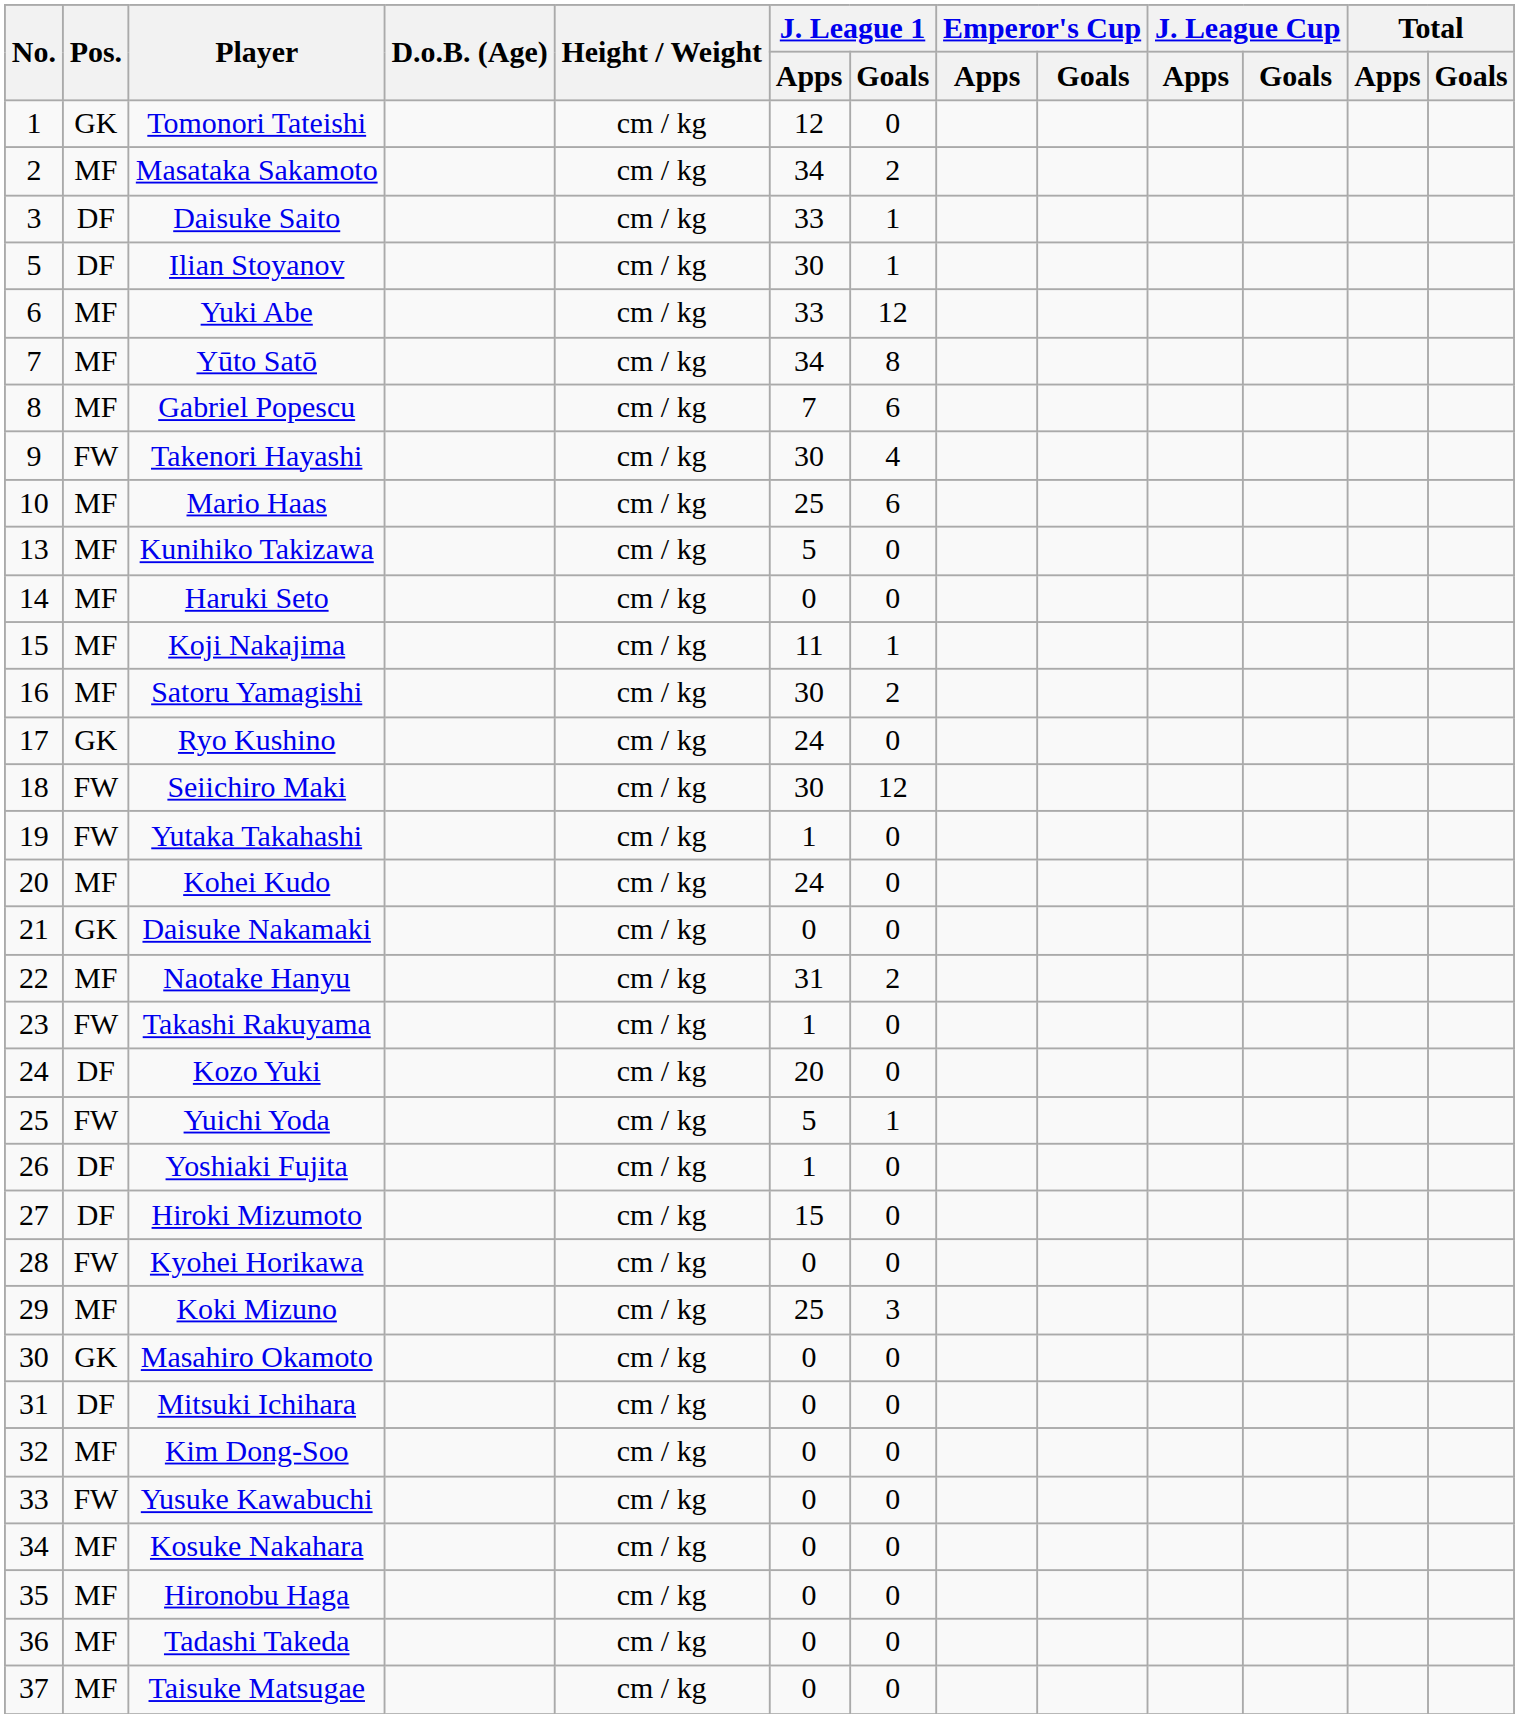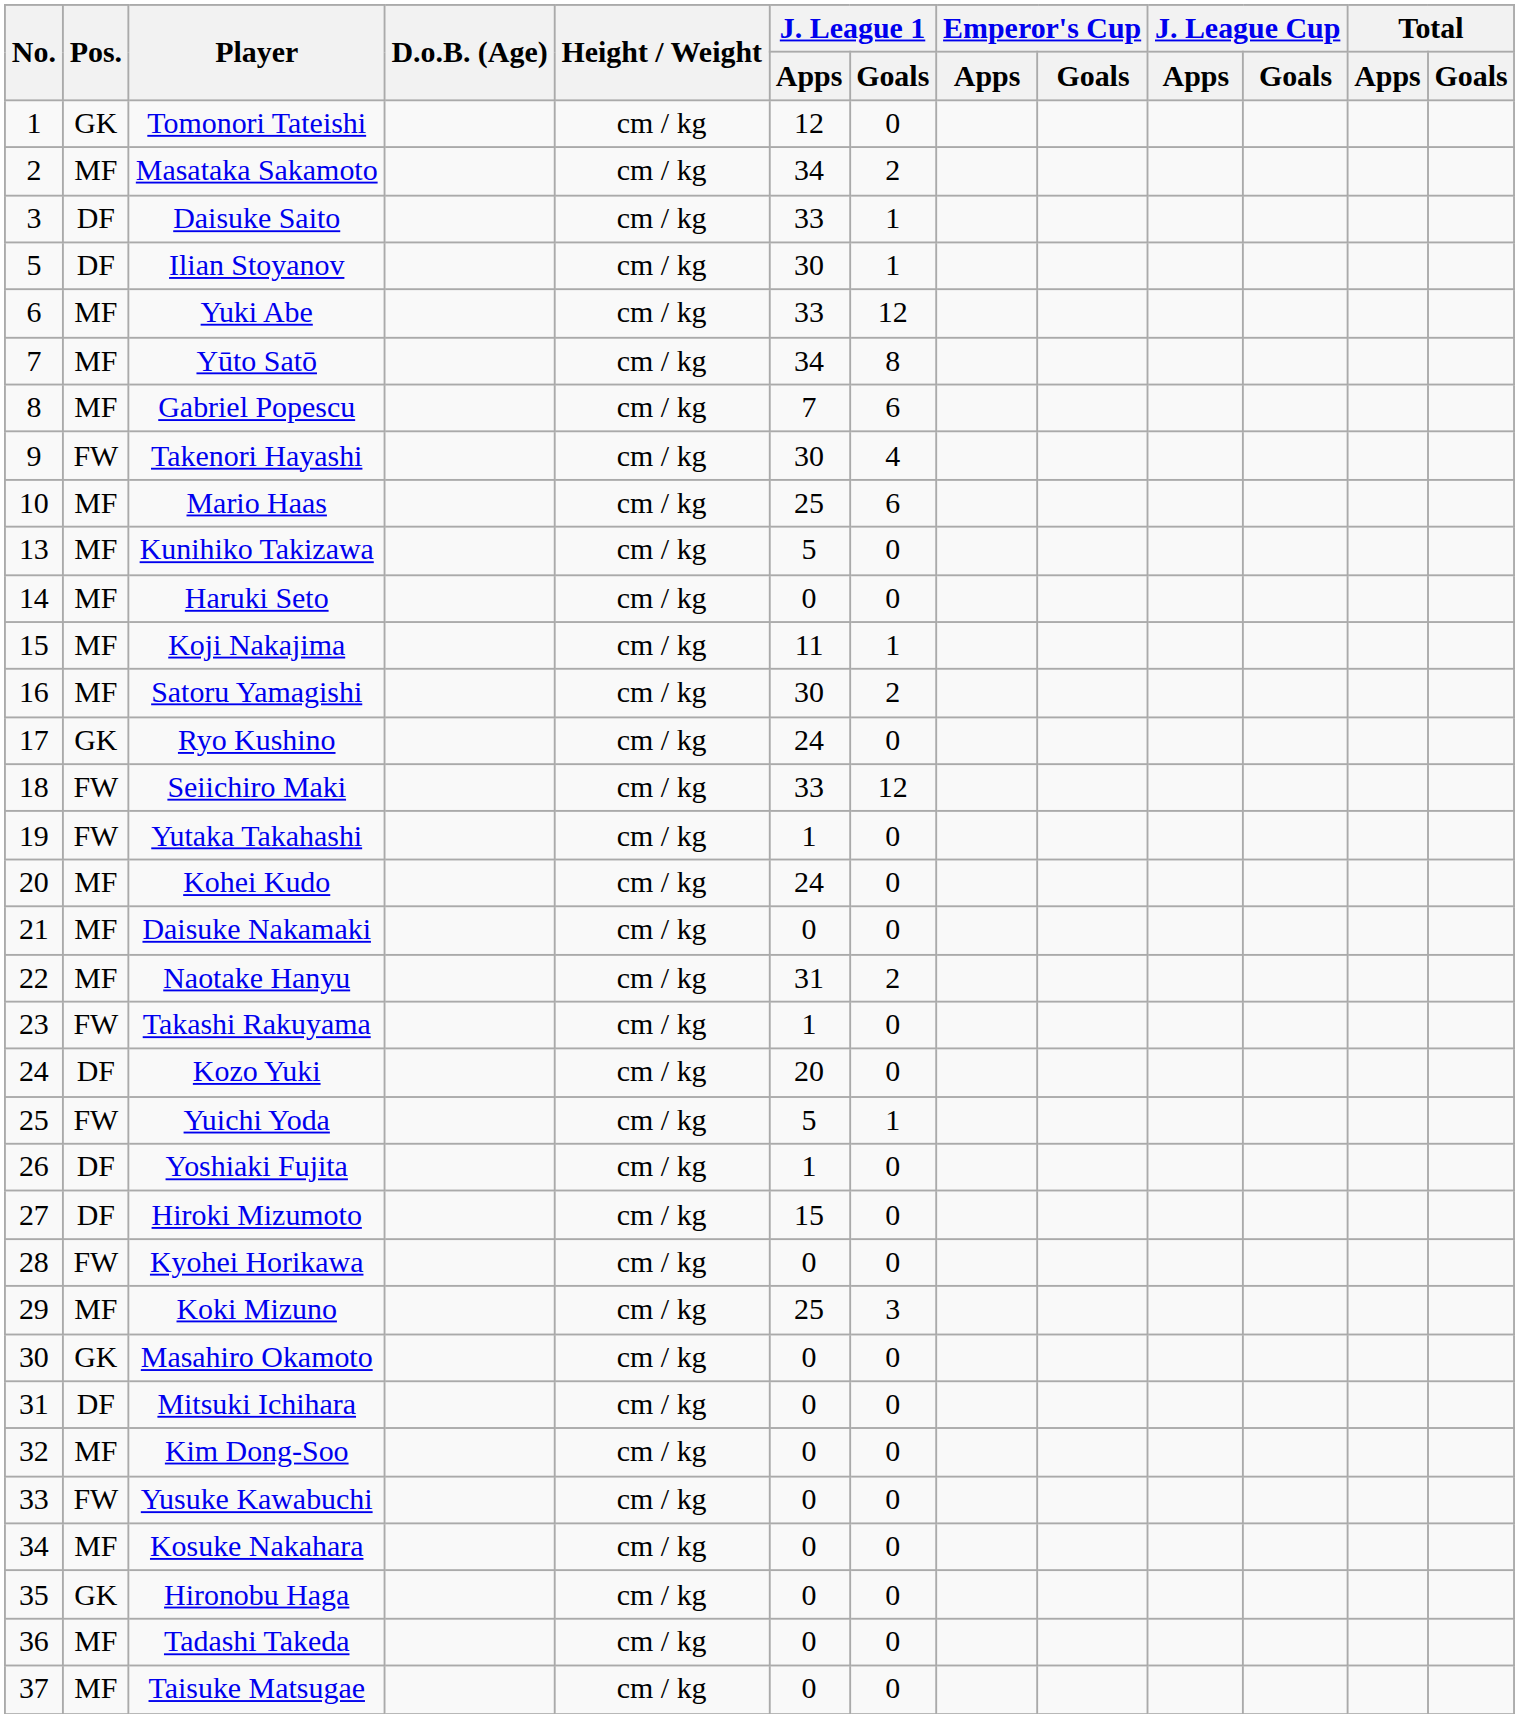(809, 787) 30 -> (809, 787) 33
(96, 929) GK -> (96, 929) MF
(96, 1594) MF -> (96, 1594) GK
